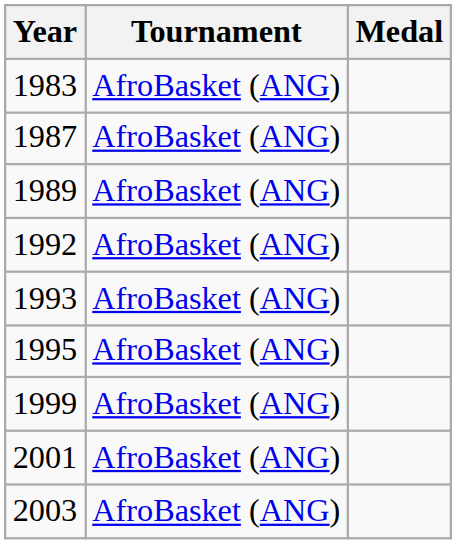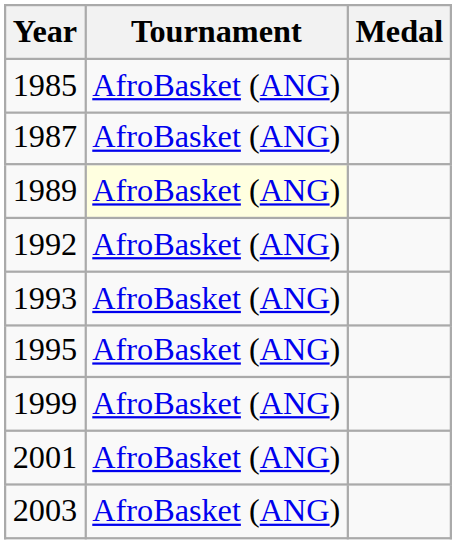- row: (45, 84)
+ row: (45, 84)
(216, 191) no background -> (216, 191) lightyellow background
